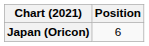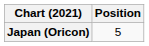(118, 32) 6 -> (118, 32) 5
